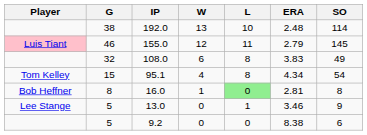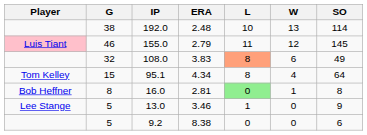columns swapped: (201, 12) <-> (293, 12)
(247, 59) no background -> (247, 59) lightsalmon background
(340, 75) 54 -> (340, 75) 64
